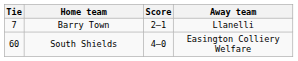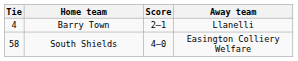(14, 25) 7 -> (14, 25) 4
(14, 44) 60 -> (14, 44) 58
